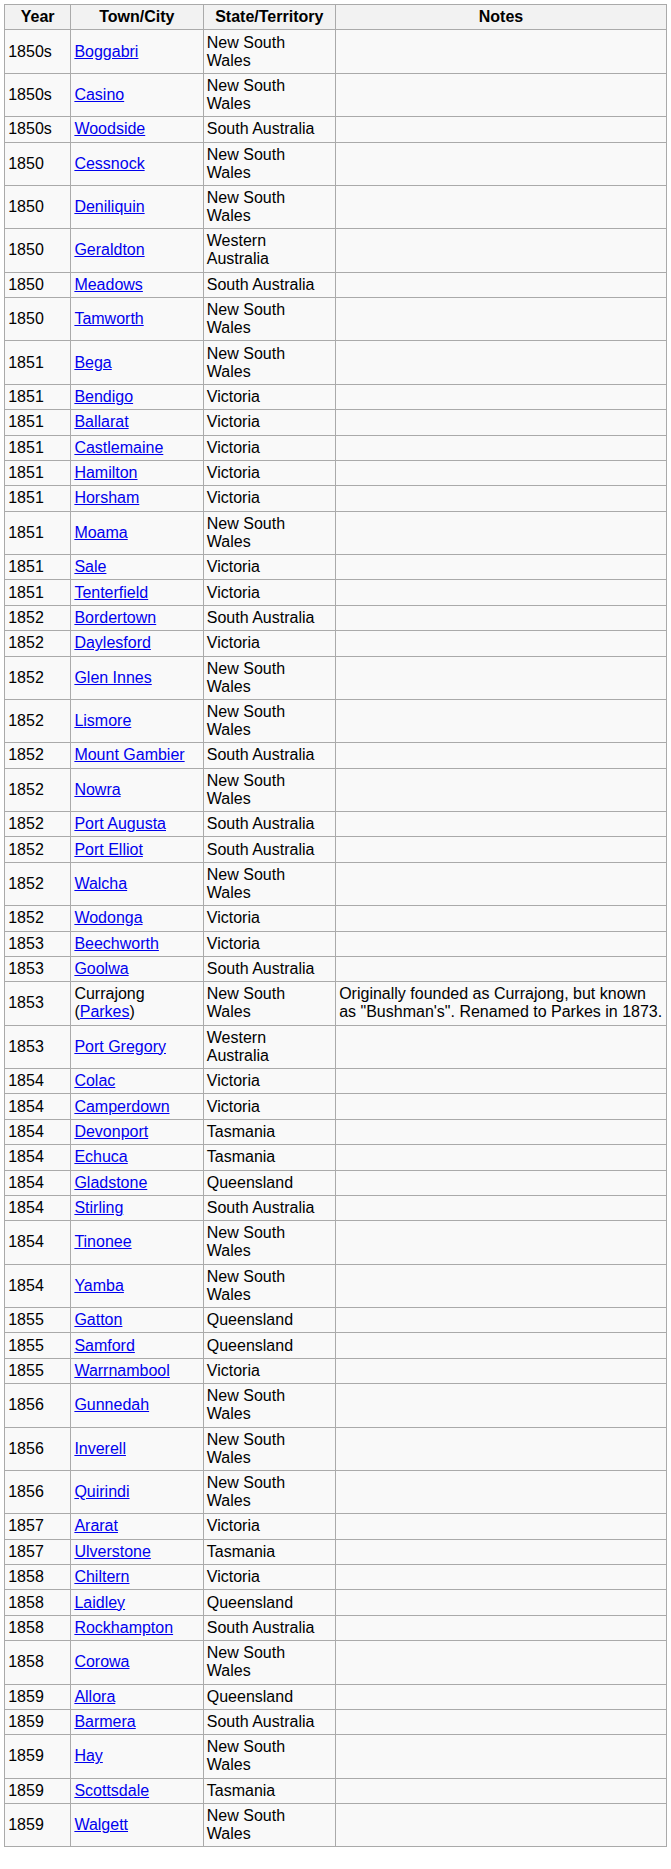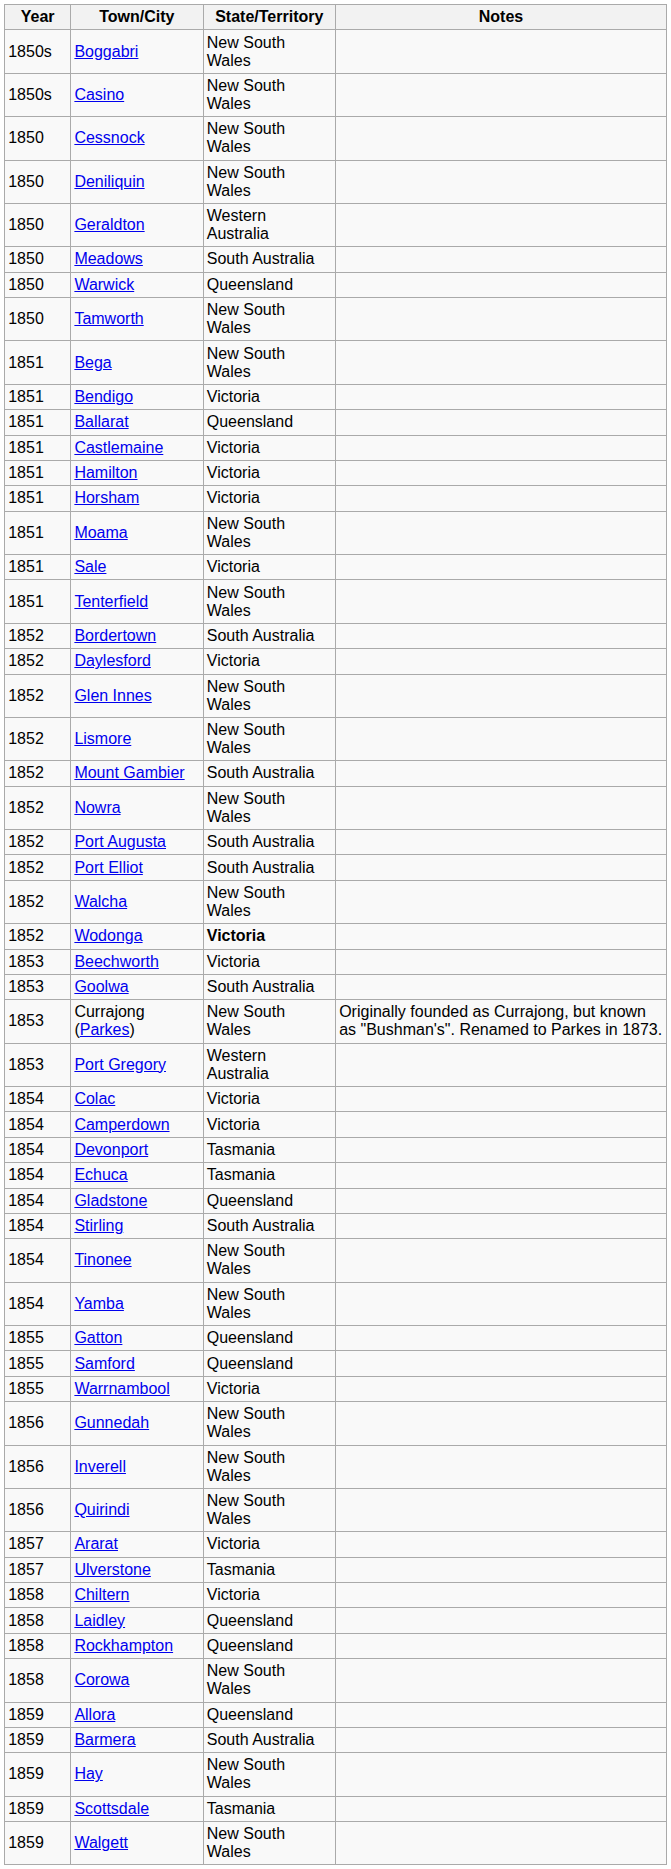- row: (110, 129)
+ row: (104, 284)
(233, 422) Victoria -> (250, 422) Queensland
(233, 592) Victoria -> (246, 601) New South Wales
(233, 918) normal -> (236, 936) bold
(261, 1627) South Australia -> (250, 1645) Queensland
